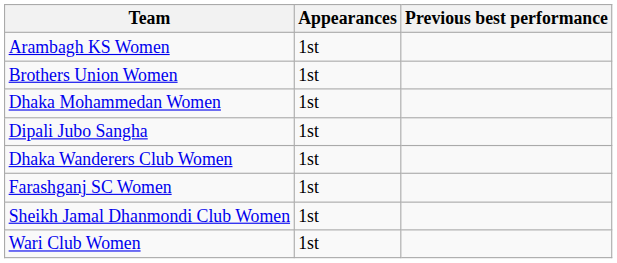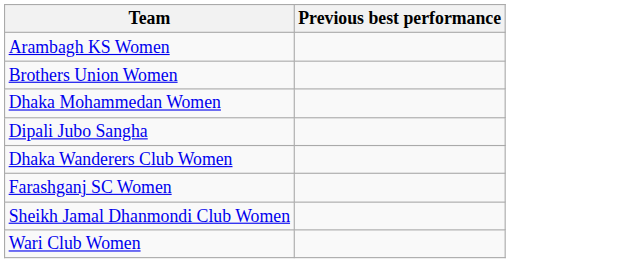- column: (348, 18)
